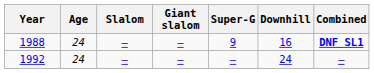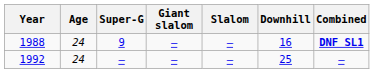columns swapped: (125, 19) <-> (233, 19)
(286, 59) 24 -> (286, 59) 25
